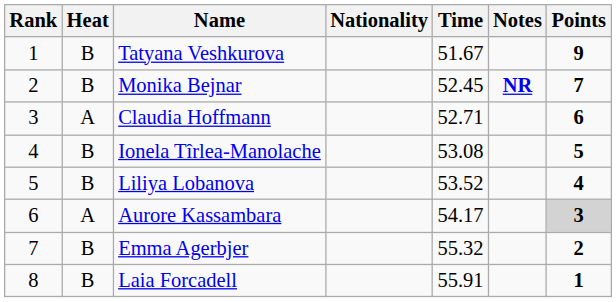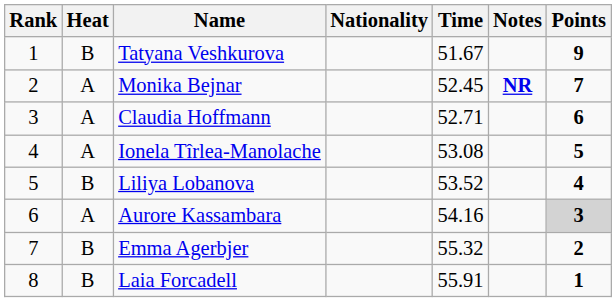(88, 85) B -> (88, 85) A
(88, 150) B -> (88, 150) A
(461, 215) 54.17 -> (461, 215) 54.16
